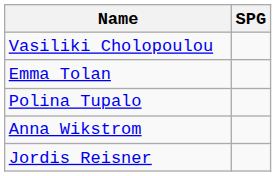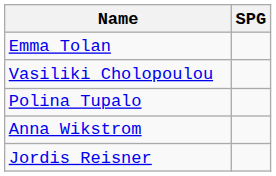rows swapped: (60, 74) <-> (111, 46)
